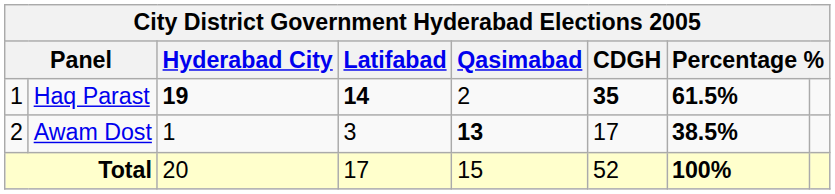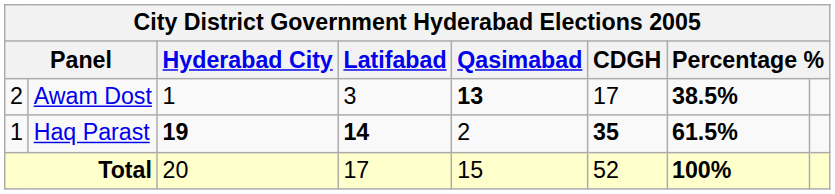rows swapped: (92, 96) <-> (93, 133)
